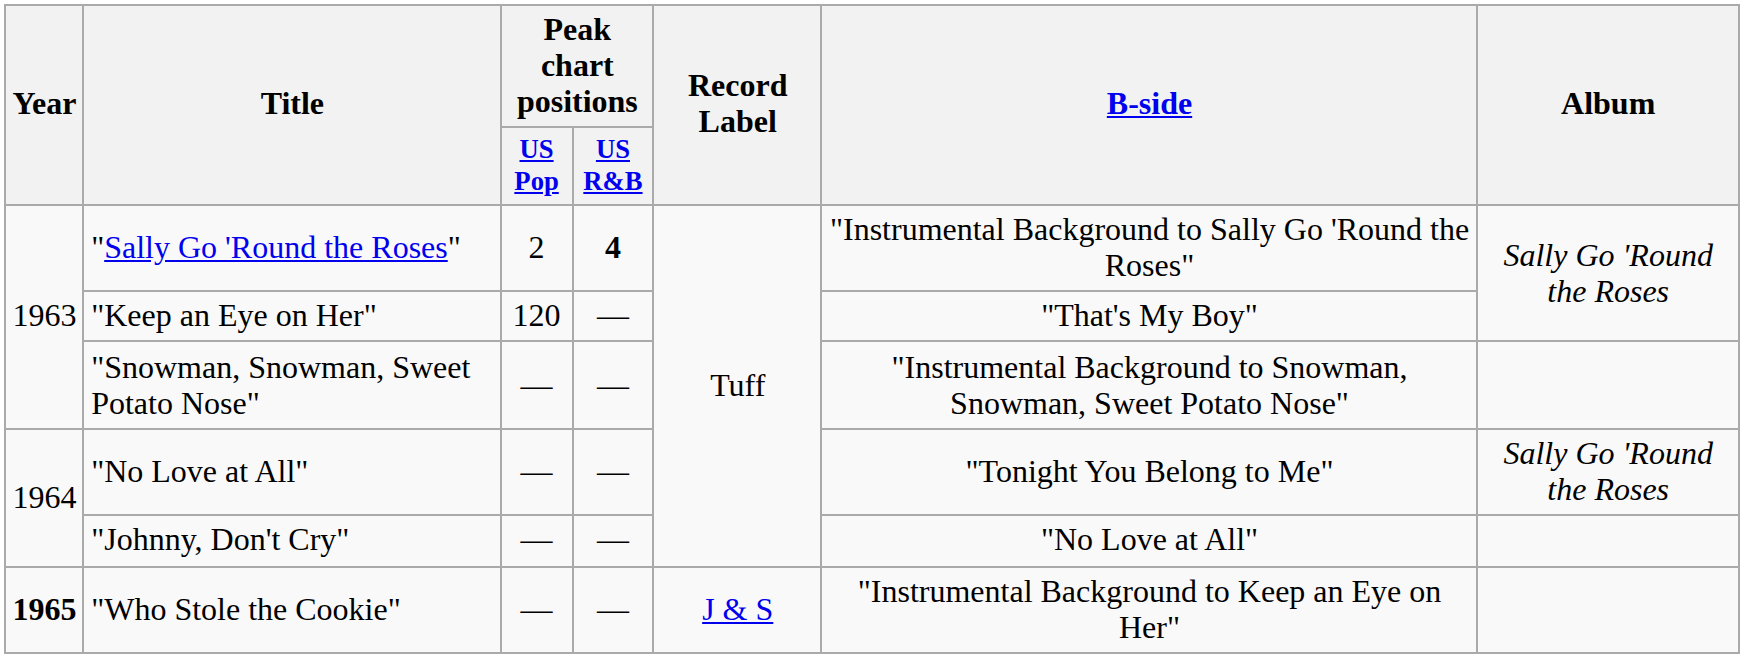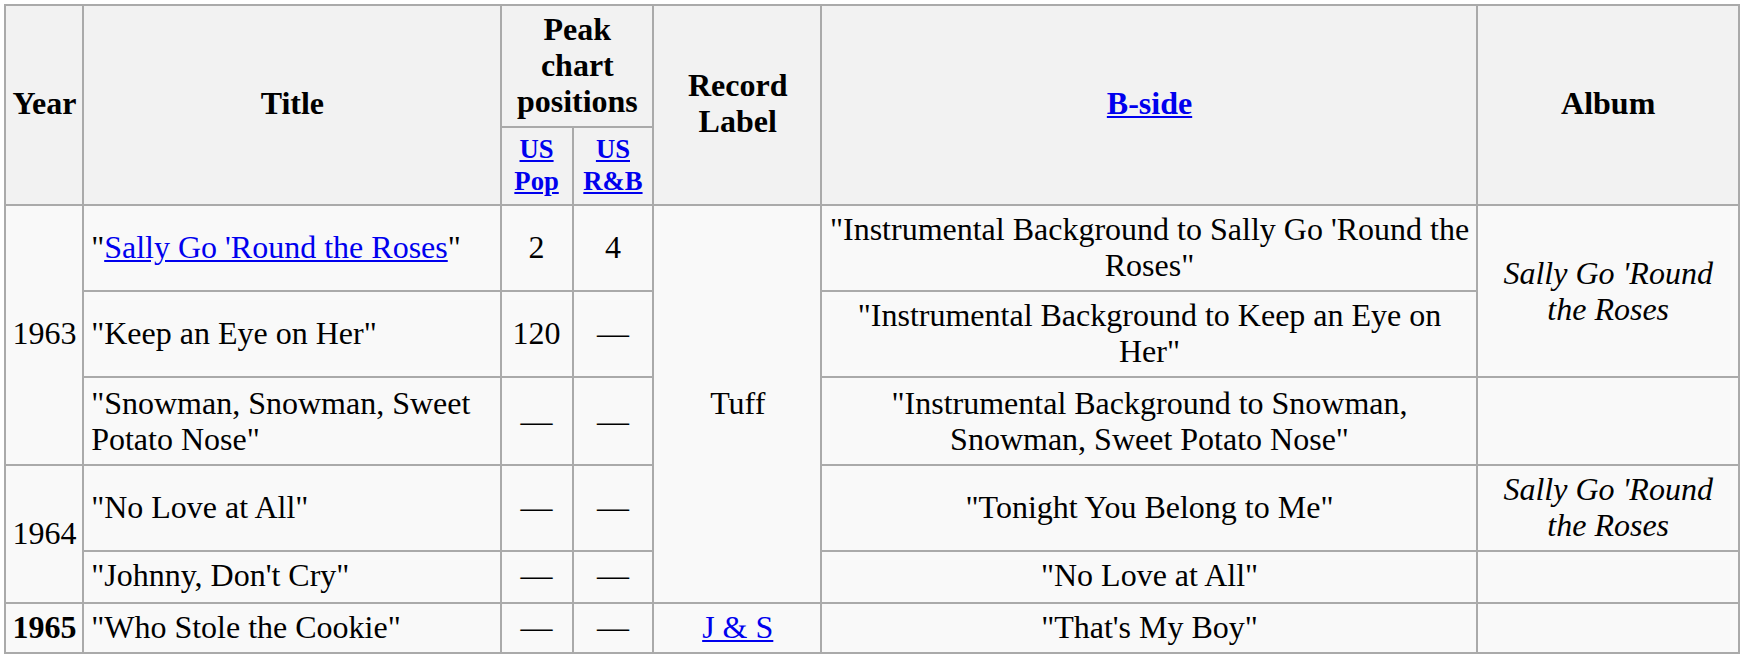(613, 247) bold -> (613, 247) normal
(1150, 316) "That's My Boy" -> (1150, 334) "Instrumental Background to Keep an Eye on Her"
(1150, 608) "Instrumental Background to Keep an Eye on Her" -> (1150, 626) "That's My Boy"
